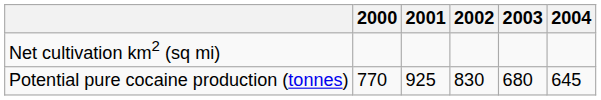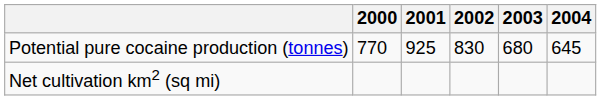rows swapped: (115, 49) <-> (179, 81)
